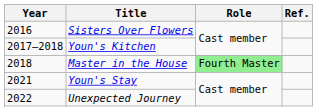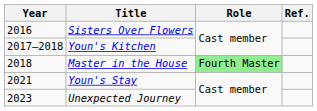(19, 98) 2022 -> (19, 98) 2023
